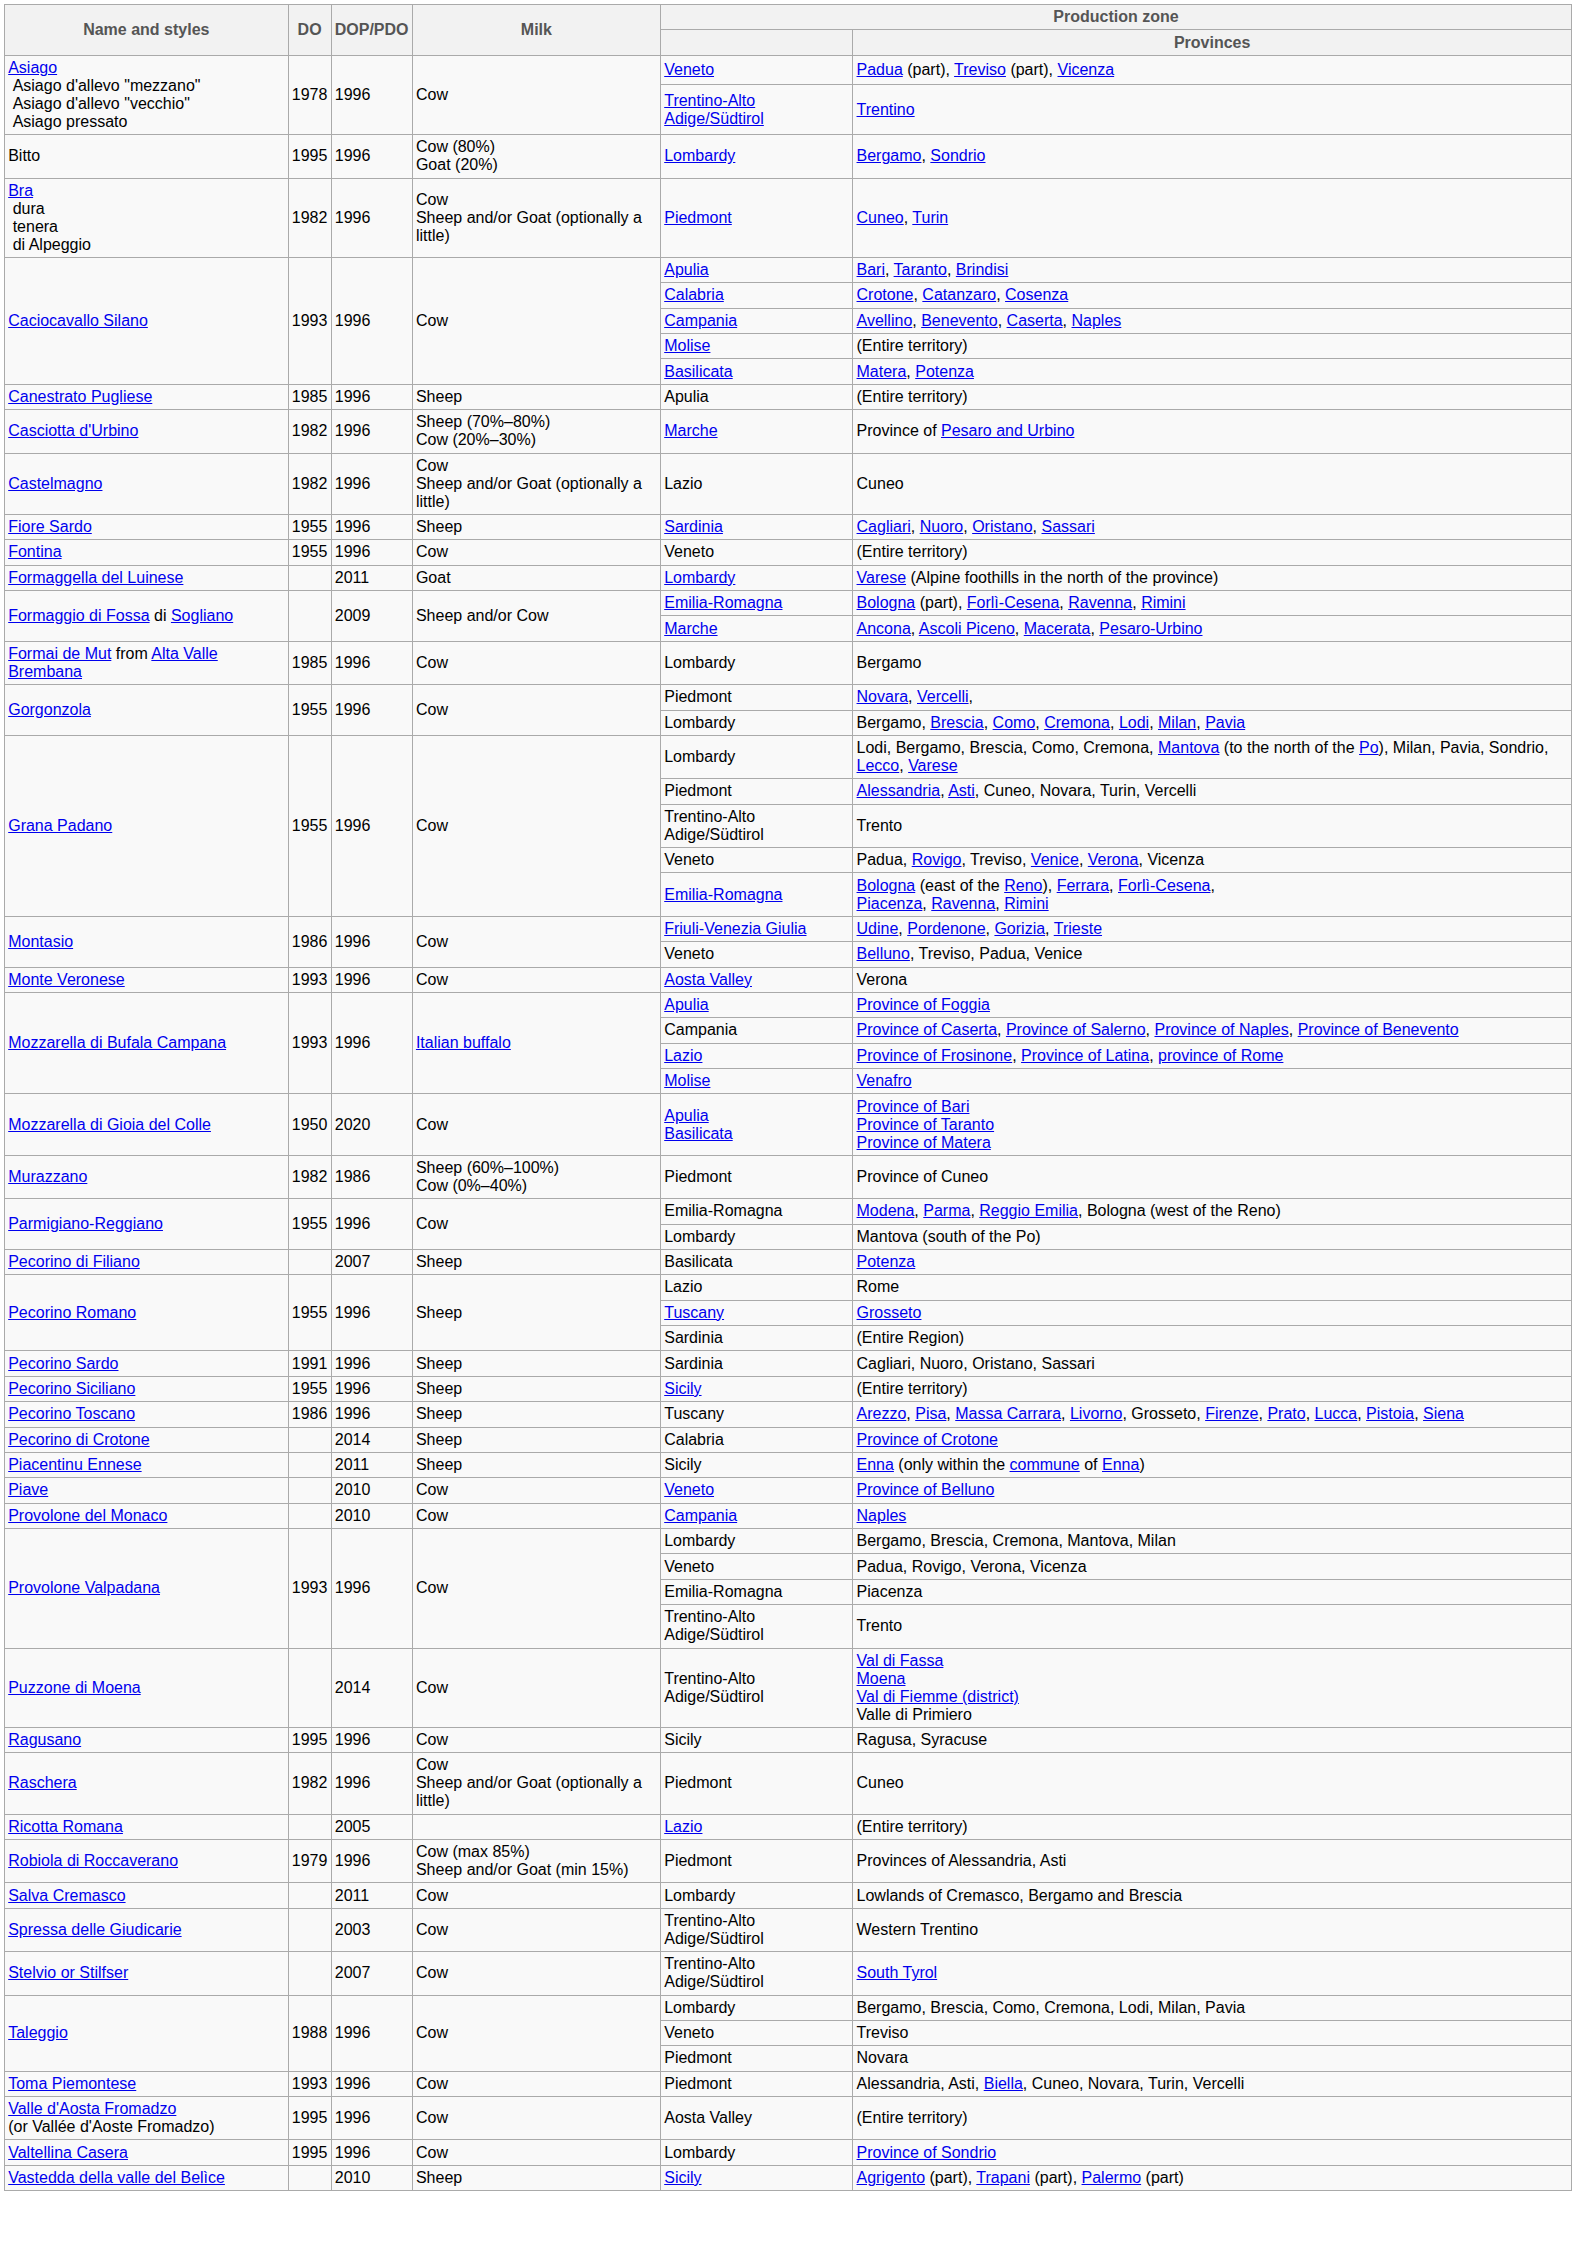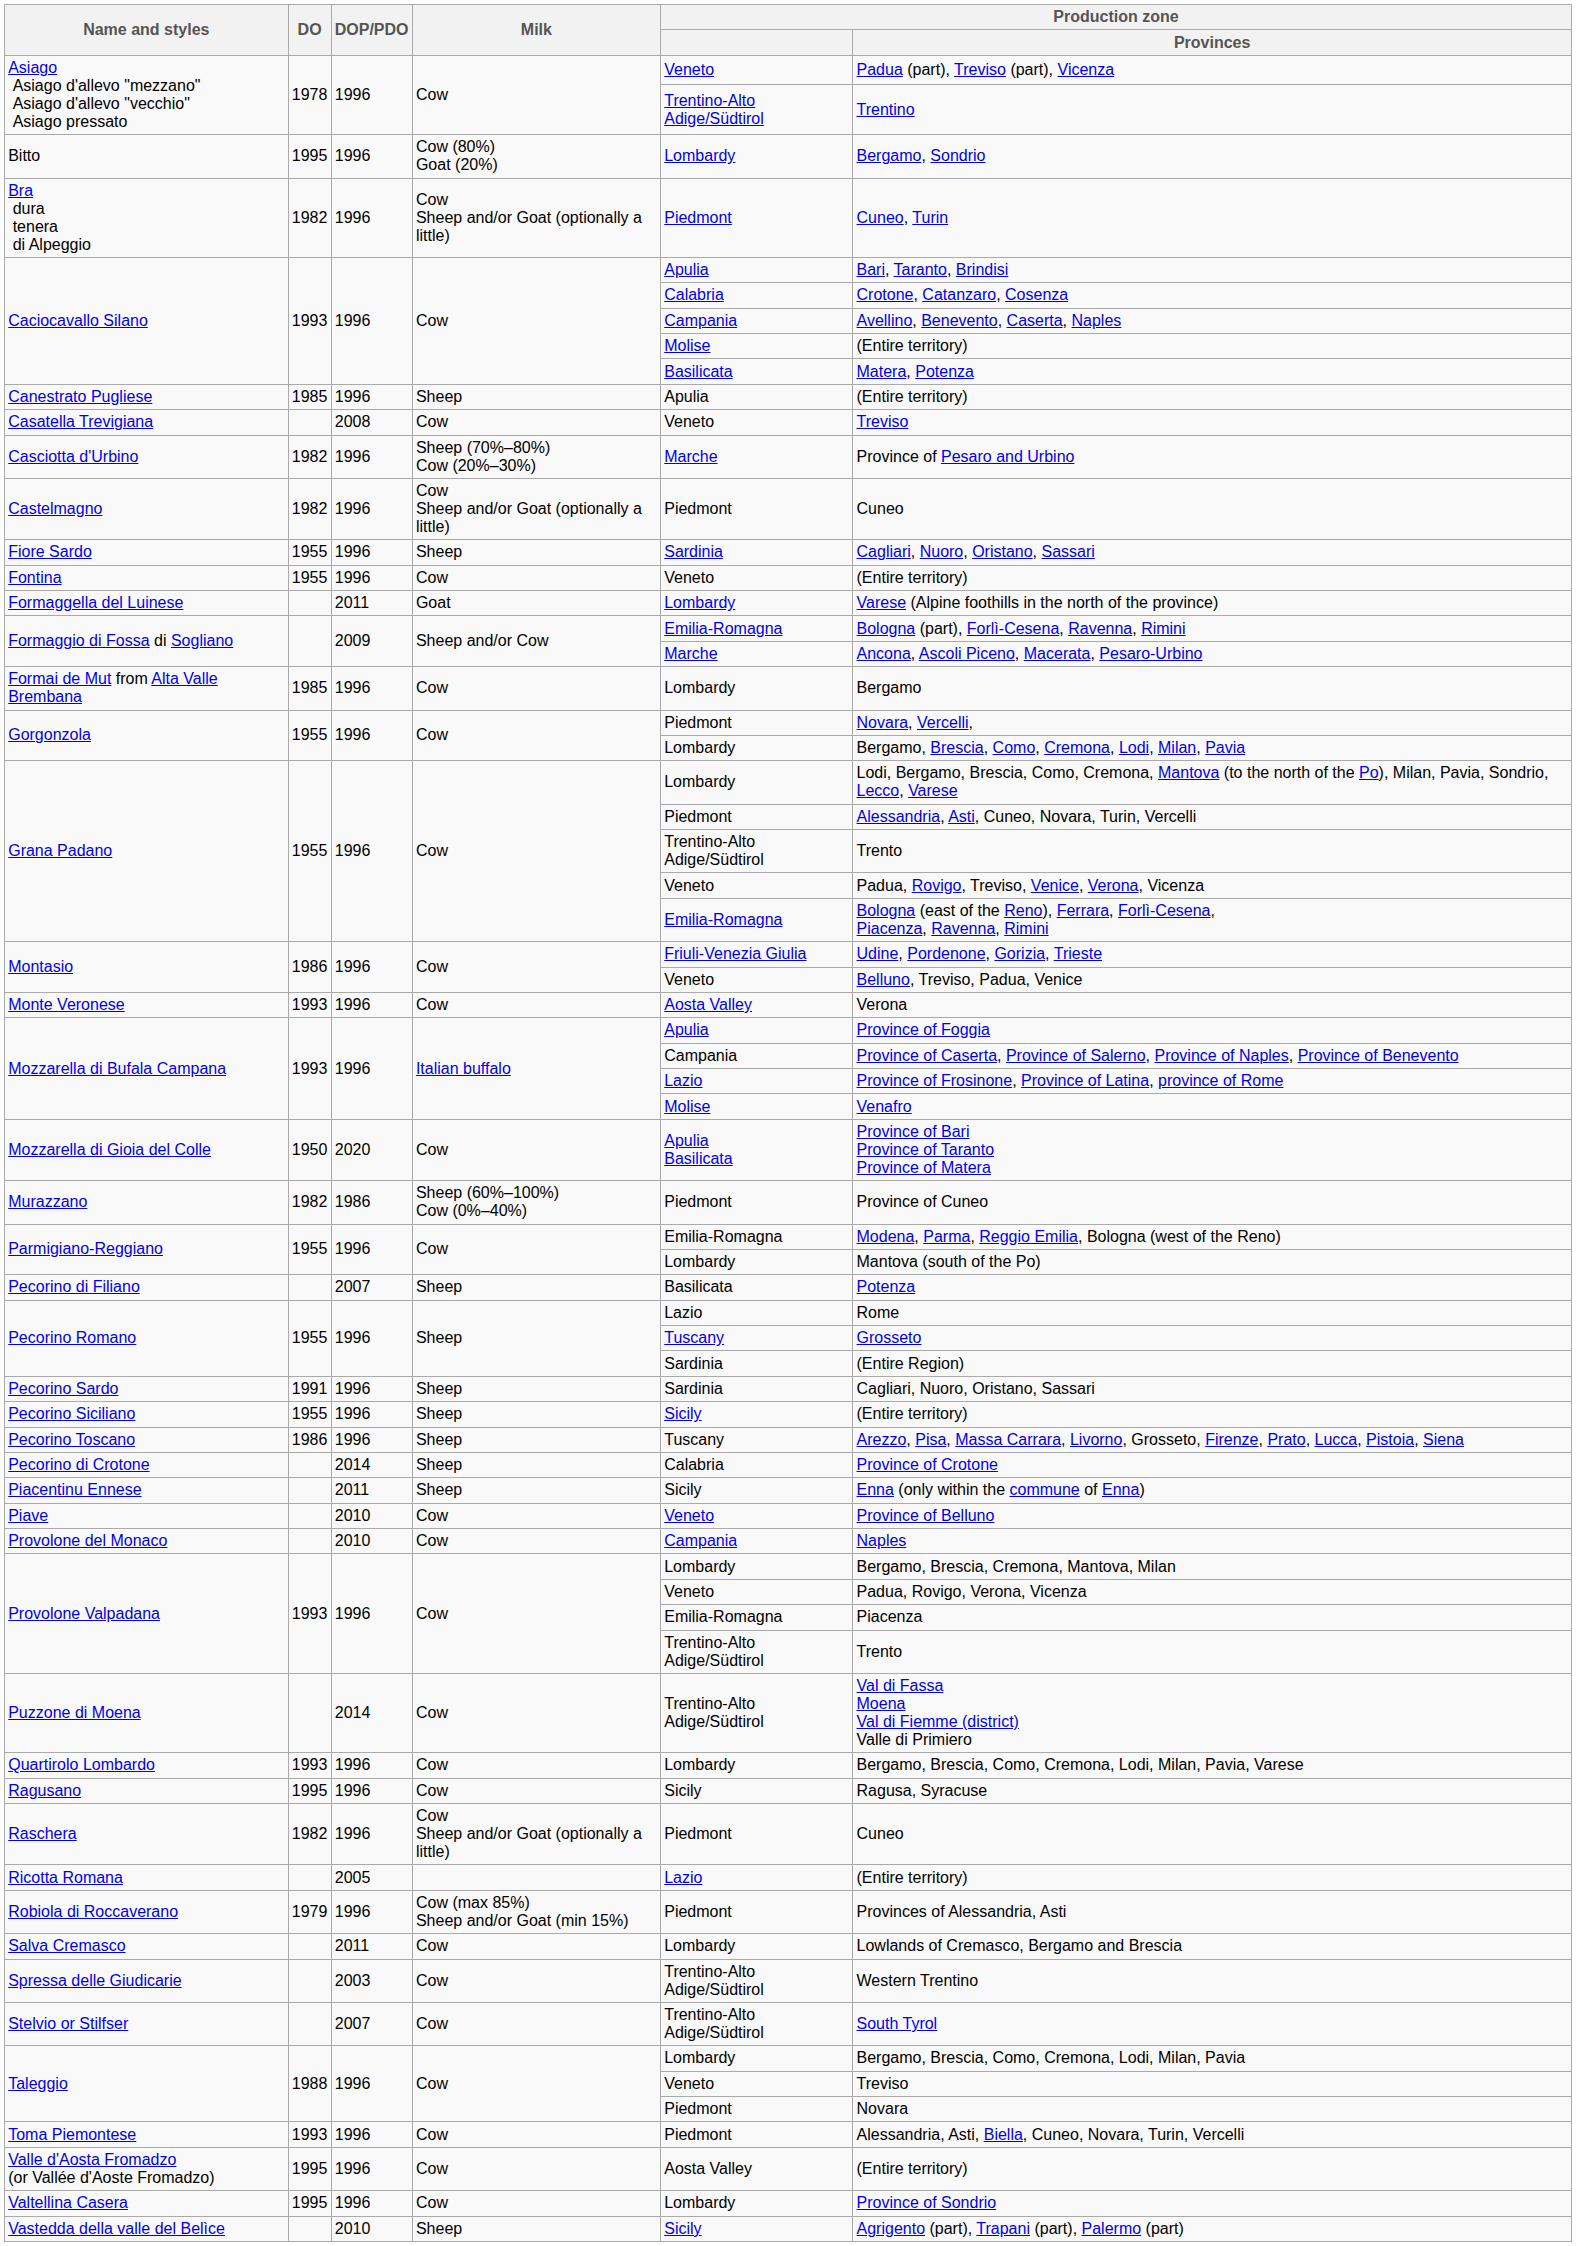+ row: (81, 422)
(683, 483) Lazio -> (698, 509) Piedmont
+ row: (82, 1765)
